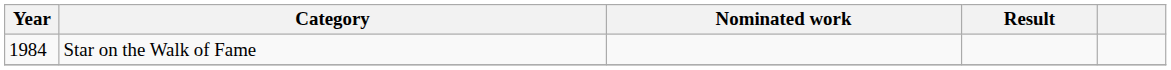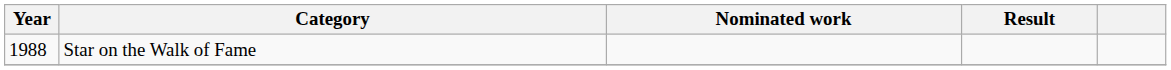(28, 49) 1984 -> (28, 49) 1988
